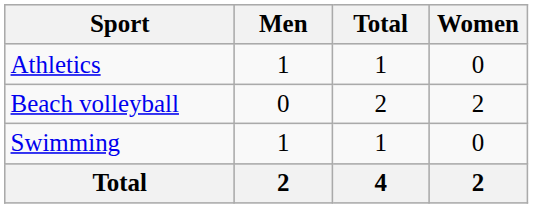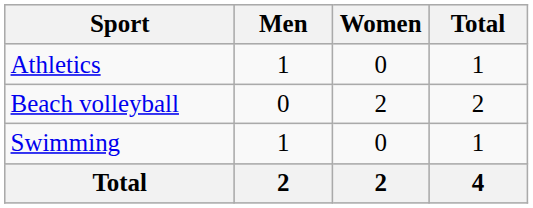columns swapped: (478, 24) <-> (381, 24)
